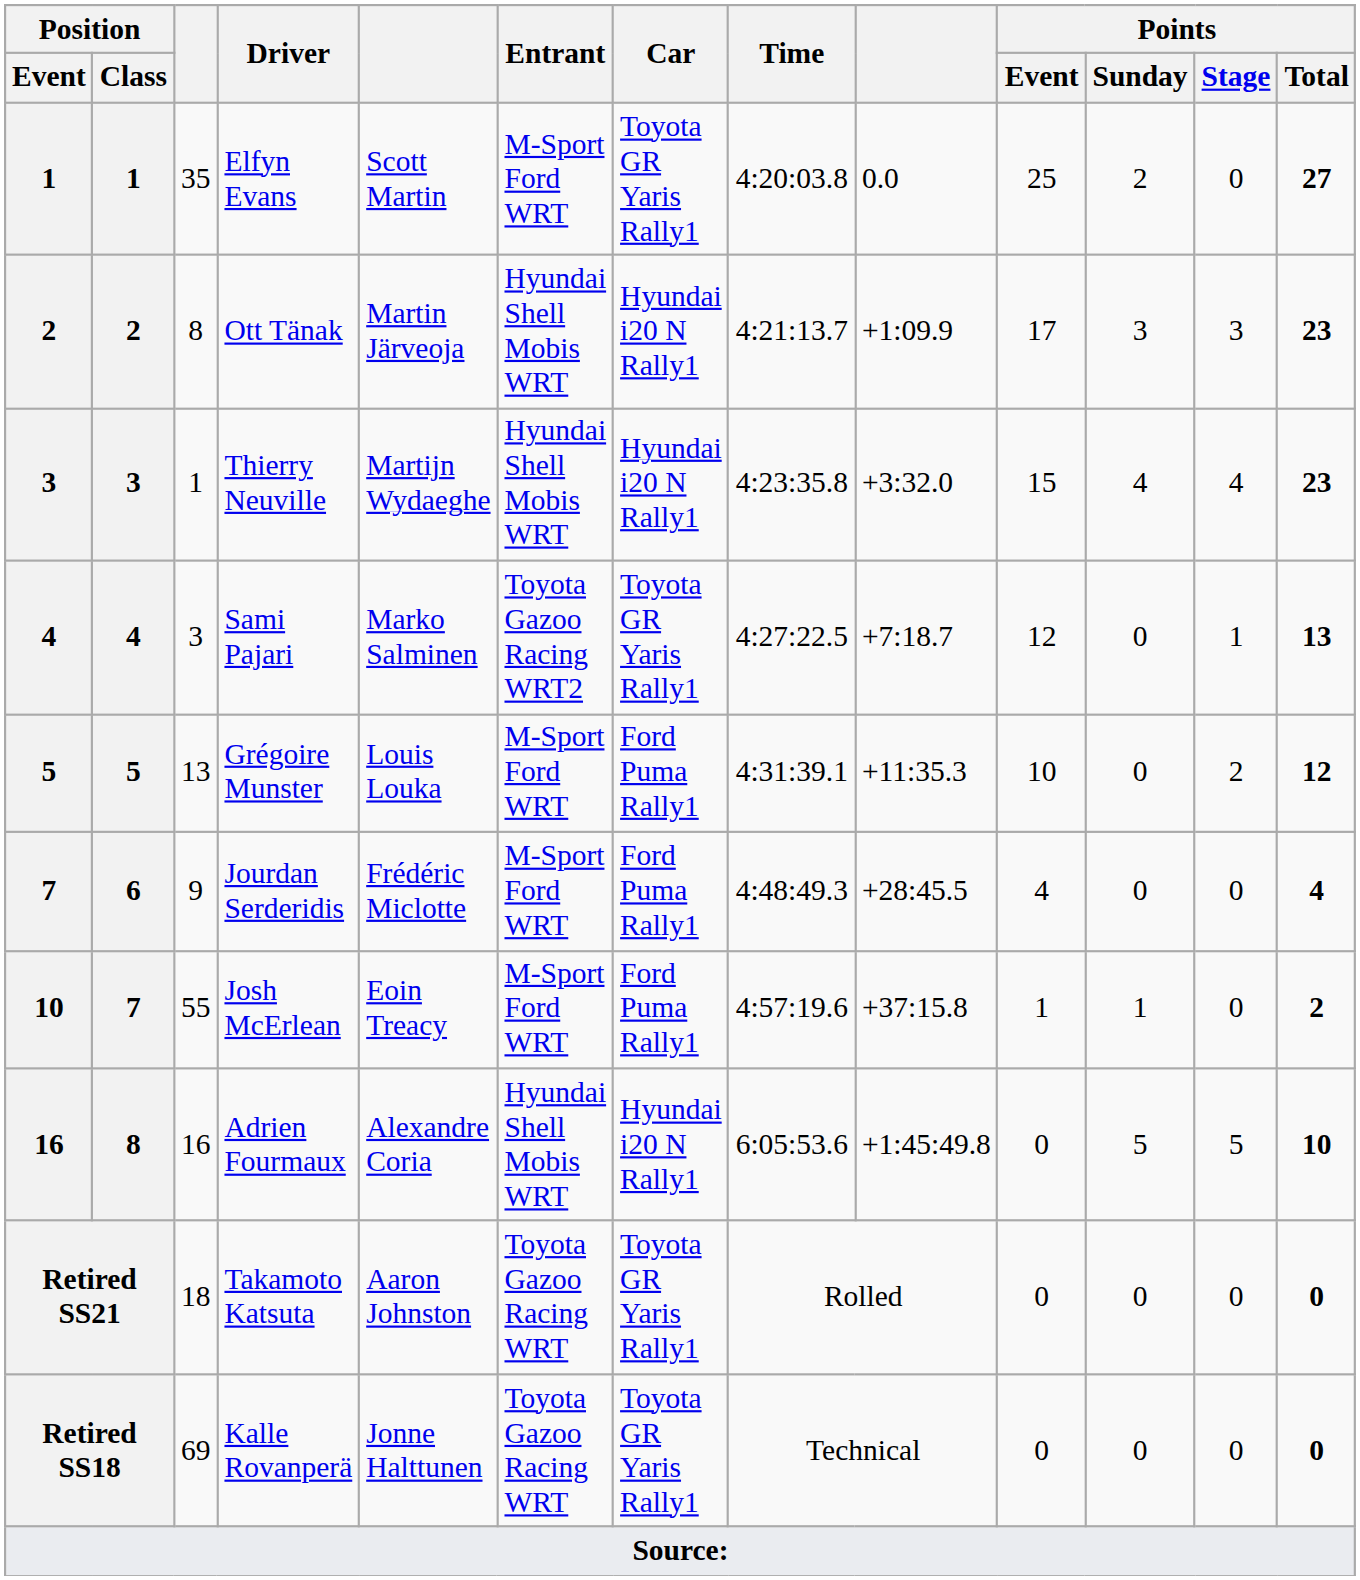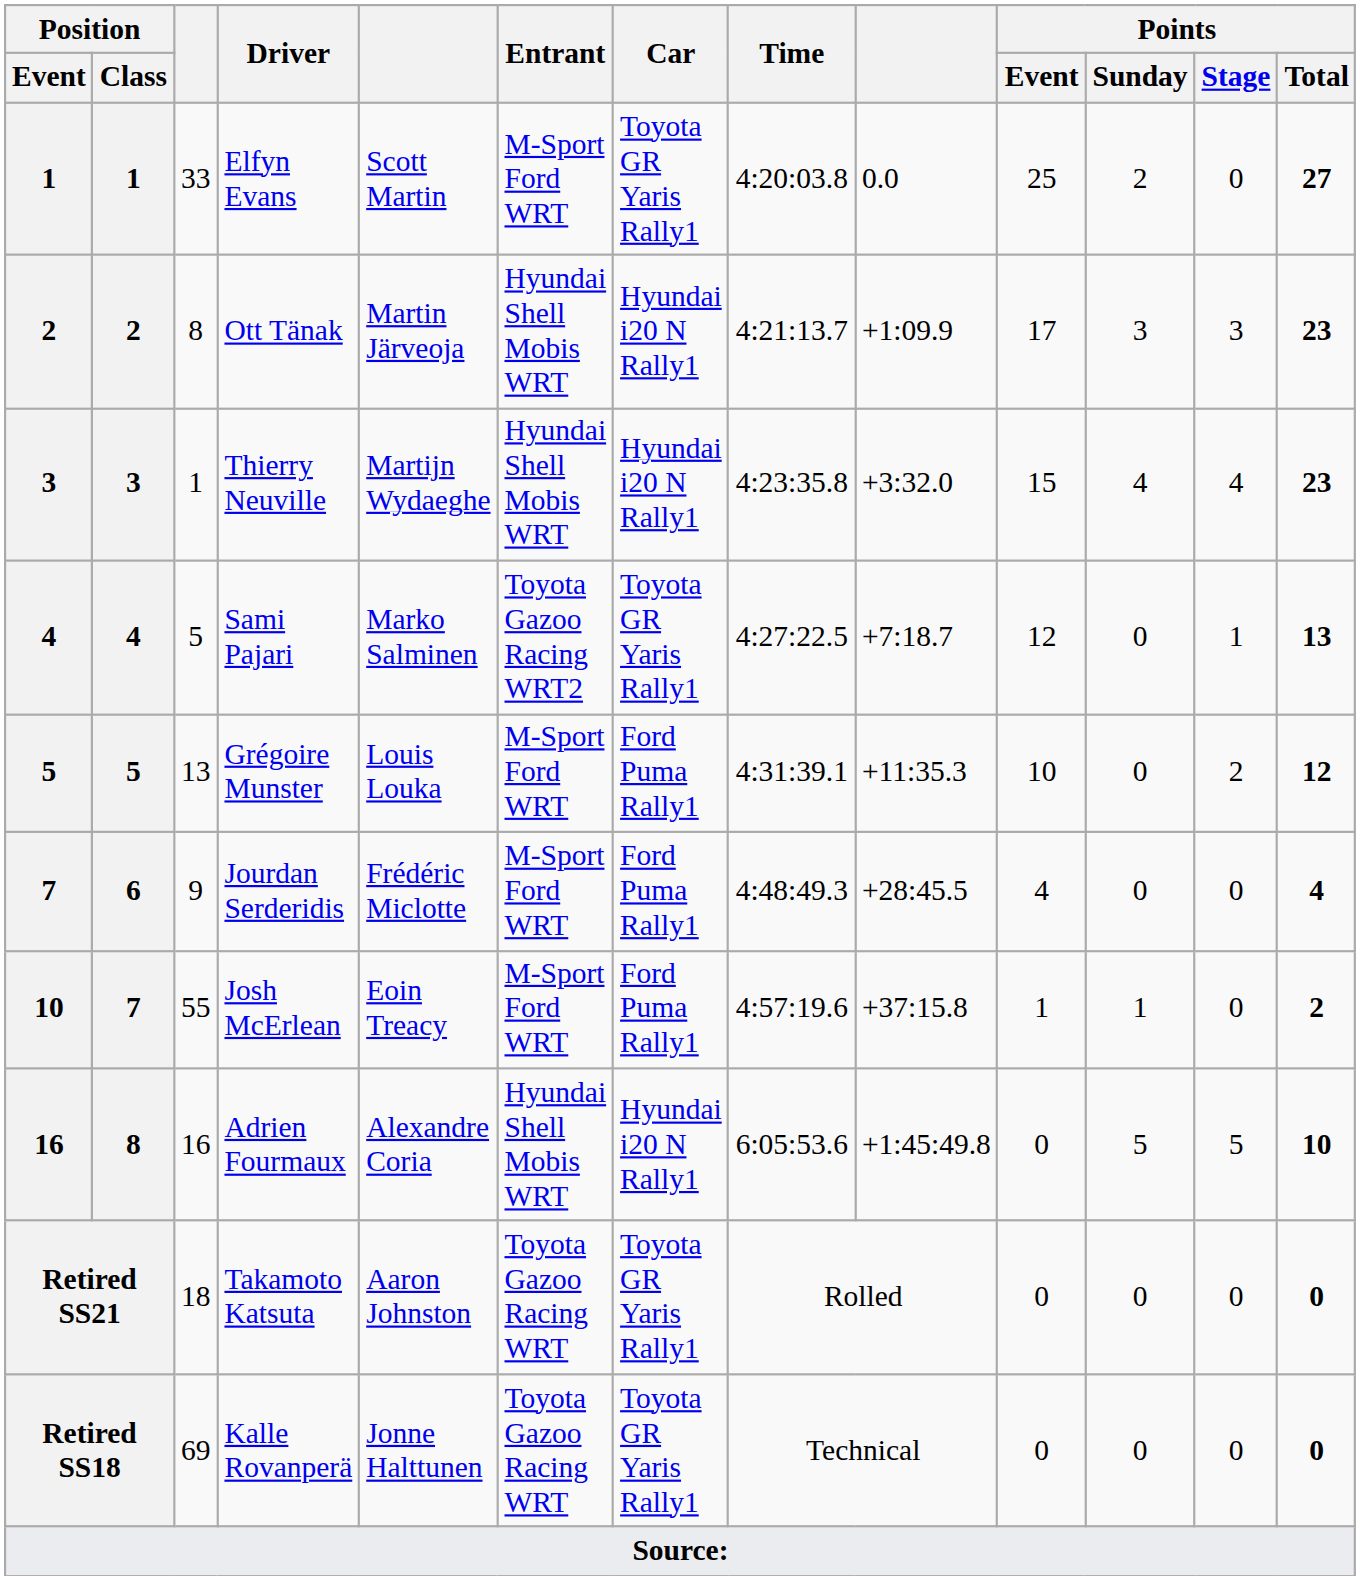(196, 177) 35 -> (196, 177) 33
(196, 636) 3 -> (196, 636) 5
